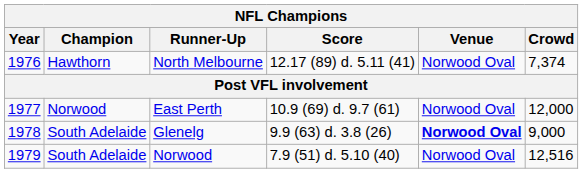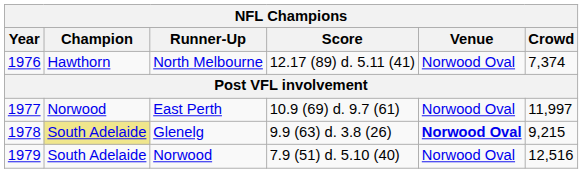(551, 109) 12,000 -> (550, 109) 11,997
(97, 132) no background -> (97, 132) khaki background
(547, 132) 9,000 -> (547, 132) 9,215
